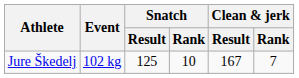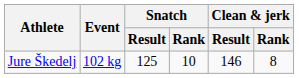(231, 62) 167 -> (231, 62) 146
(273, 62) 7 -> (273, 62) 8
